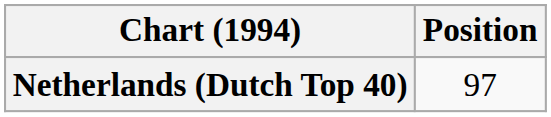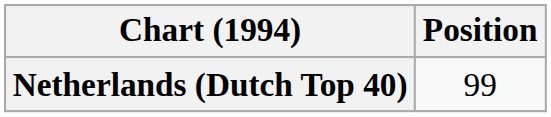(480, 83) 97 -> (480, 83) 99
